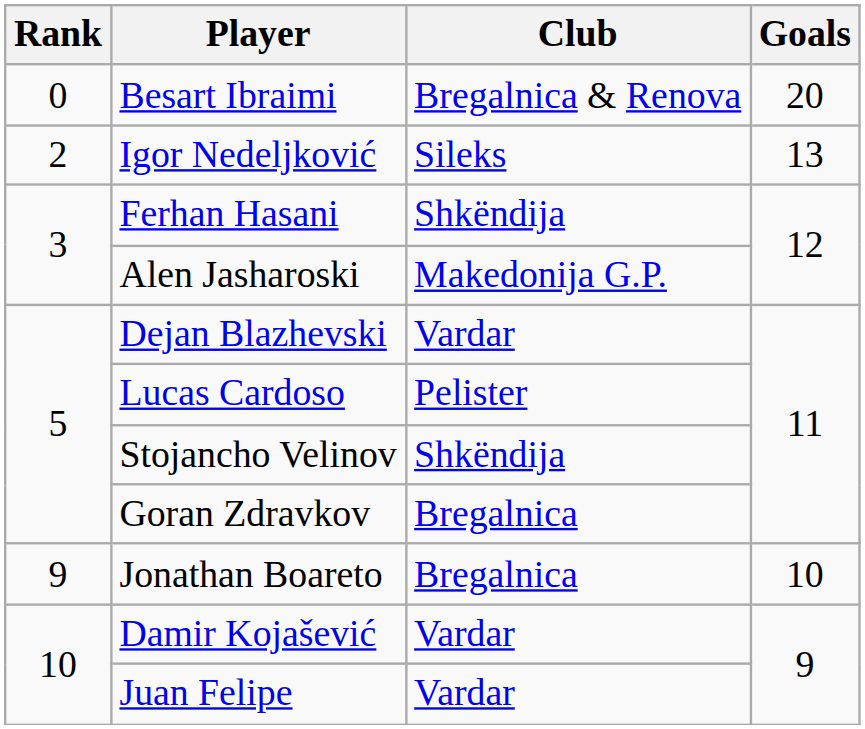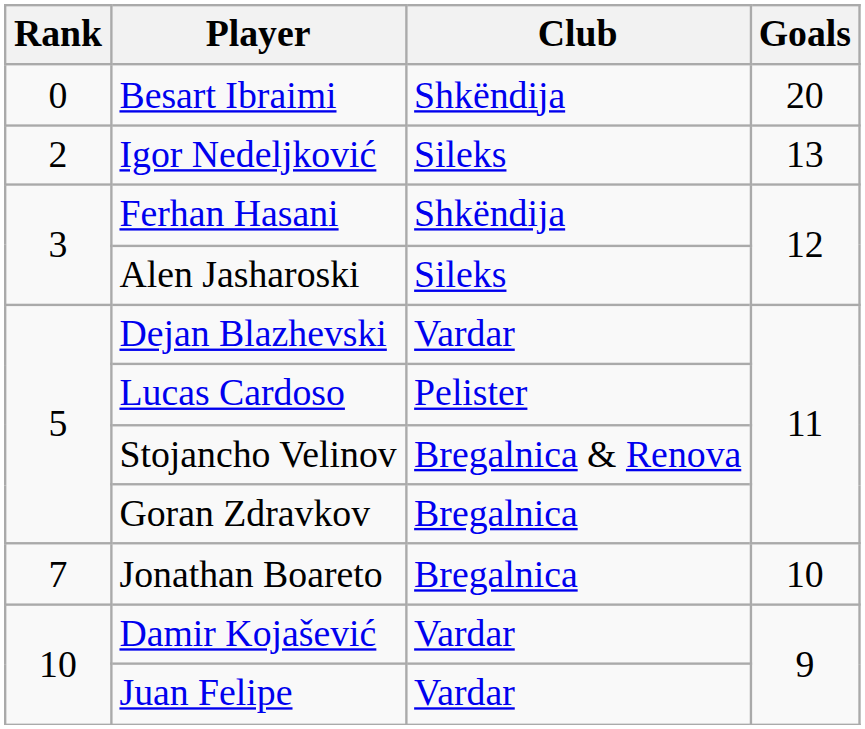(578, 94) Bregalnica & Renova -> (490, 94) Shkëndija
(541, 273) Makedonija G.P. -> (460, 273) Sileks
(490, 453) Shkëndija -> (578, 453) Bregalnica & Renova
(58, 573) 9 -> (58, 573) 7
